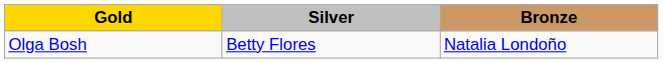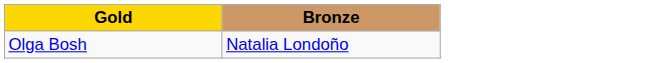- column: (331, 17)
